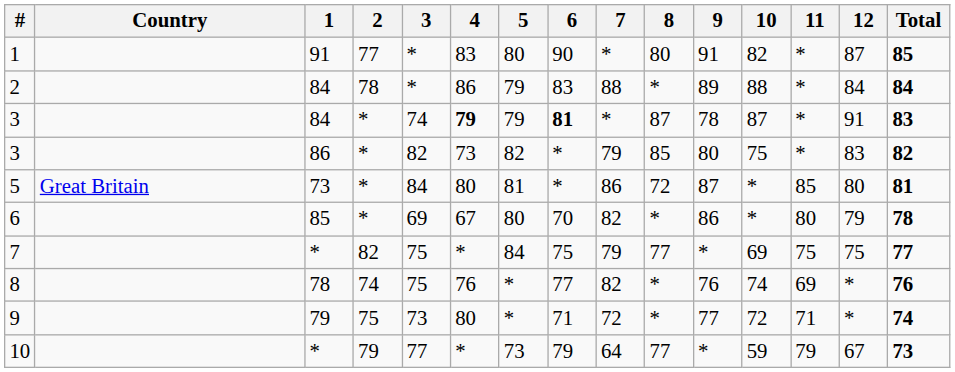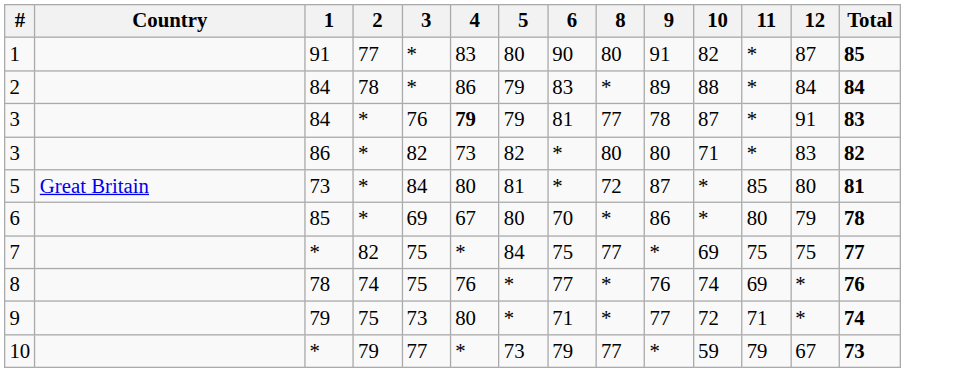- column: (620, 20)
(417, 119) 74 -> (417, 119) 76
(563, 119) bold -> (563, 119) normal
(660, 119) 87 -> (611, 119) 77
(660, 152) 85 -> (611, 152) 80
(757, 152) 75 -> (709, 152) 71
